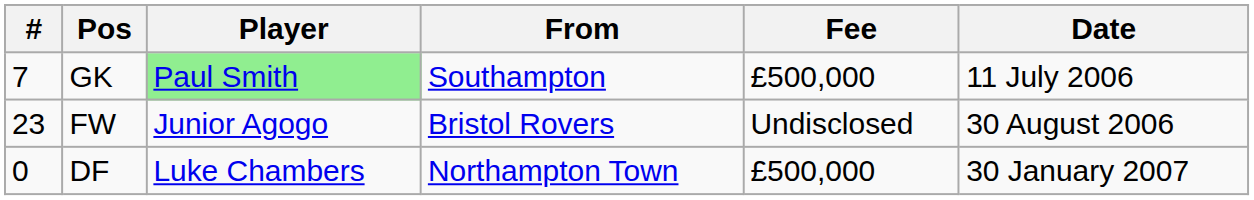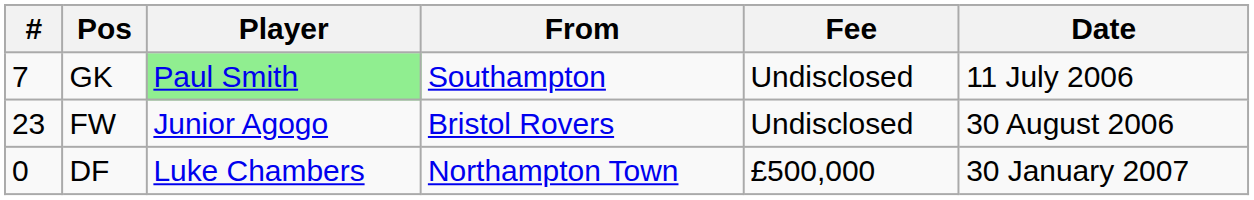(813, 76) £500,000 -> (832, 76) Undisclosed
